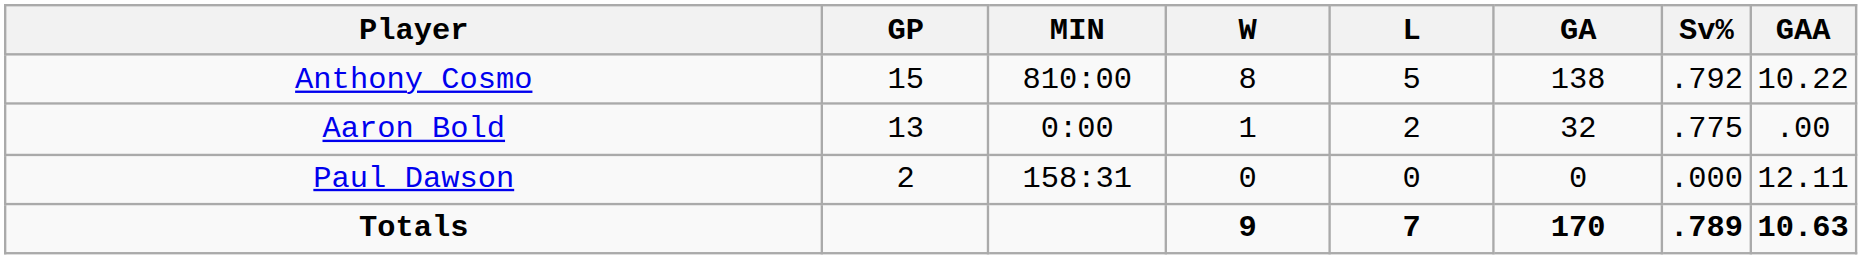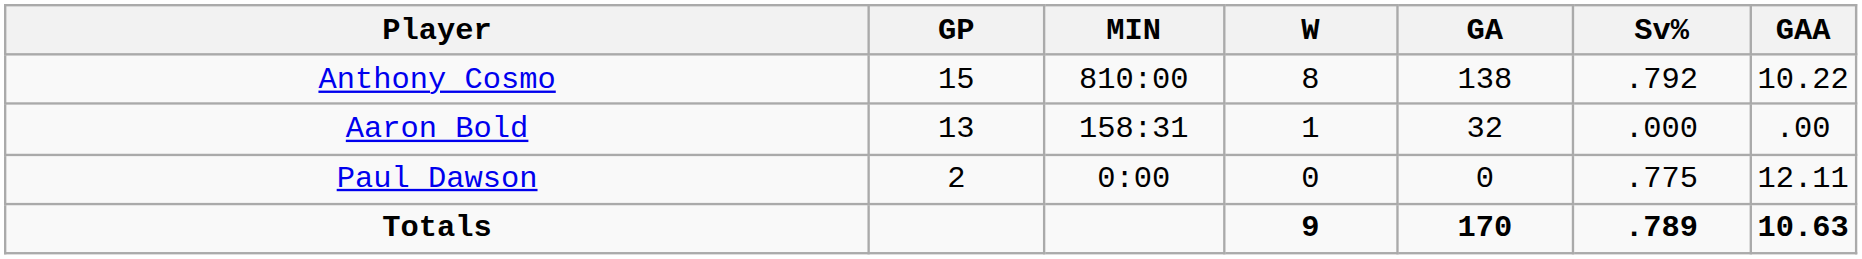- column: (1412, 30)
(1077, 129) 0:00 -> (1134, 129) 158:31
(1706, 129) .775 -> (1662, 129) .000
(1077, 179) 158:31 -> (1134, 179) 0:00
(1706, 179) .000 -> (1662, 179) .775
